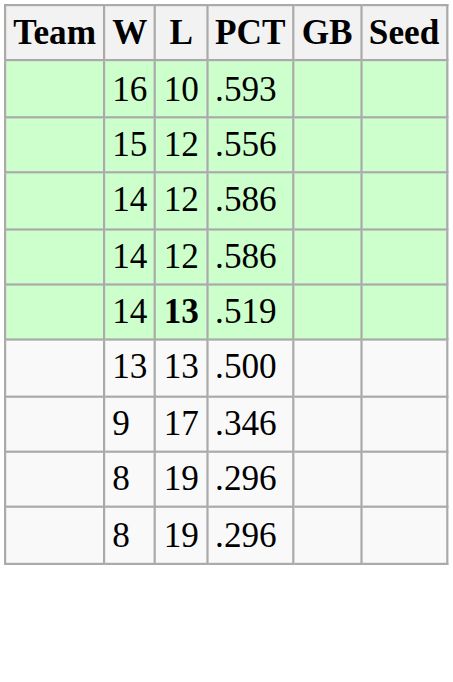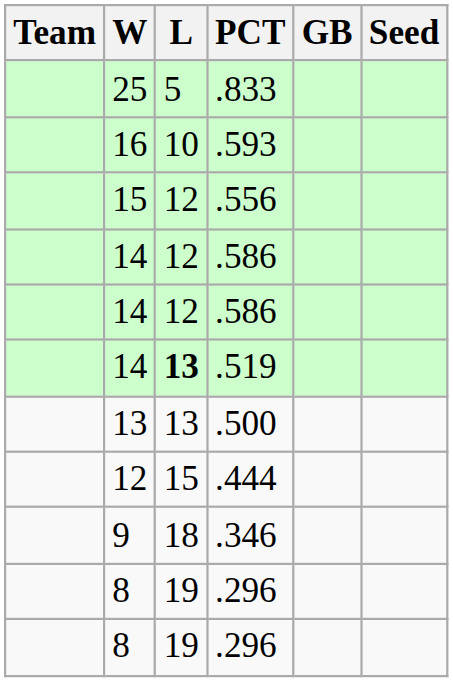+ row: (130, 88)
+ row: (130, 479)
(181, 423) 17 -> (181, 534) 18
